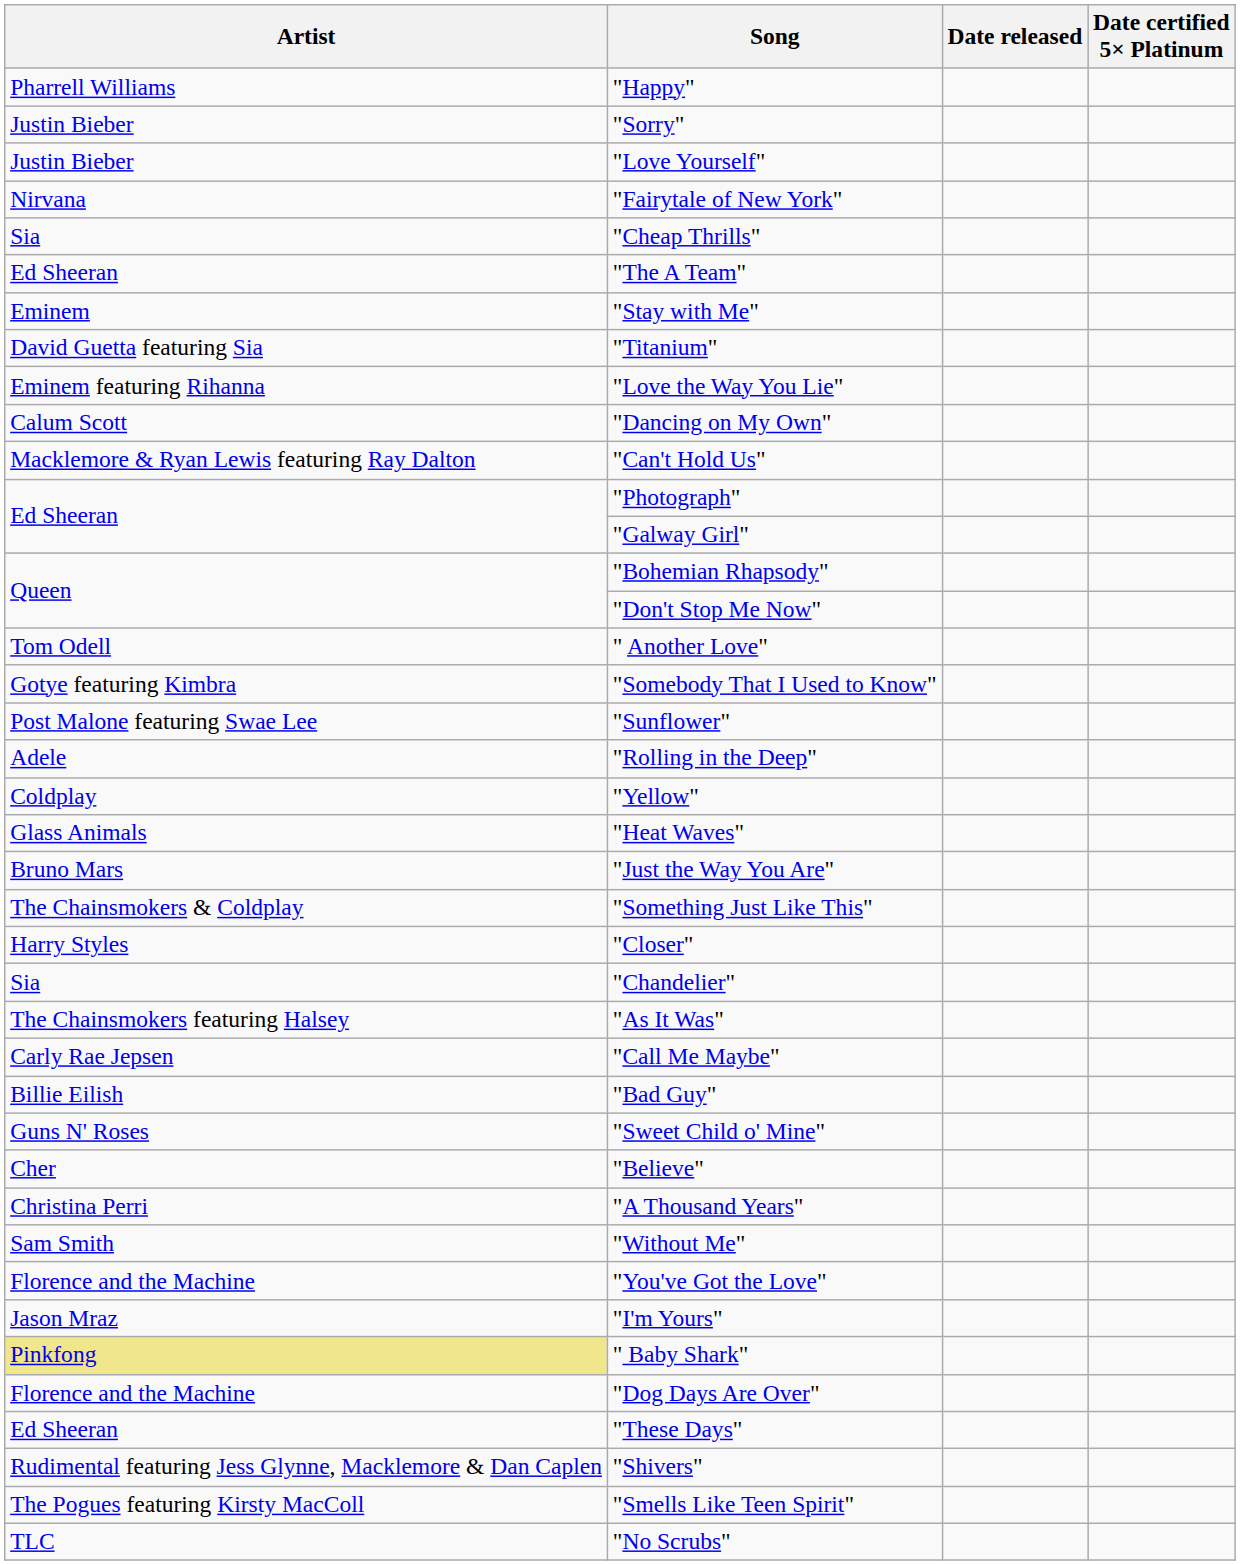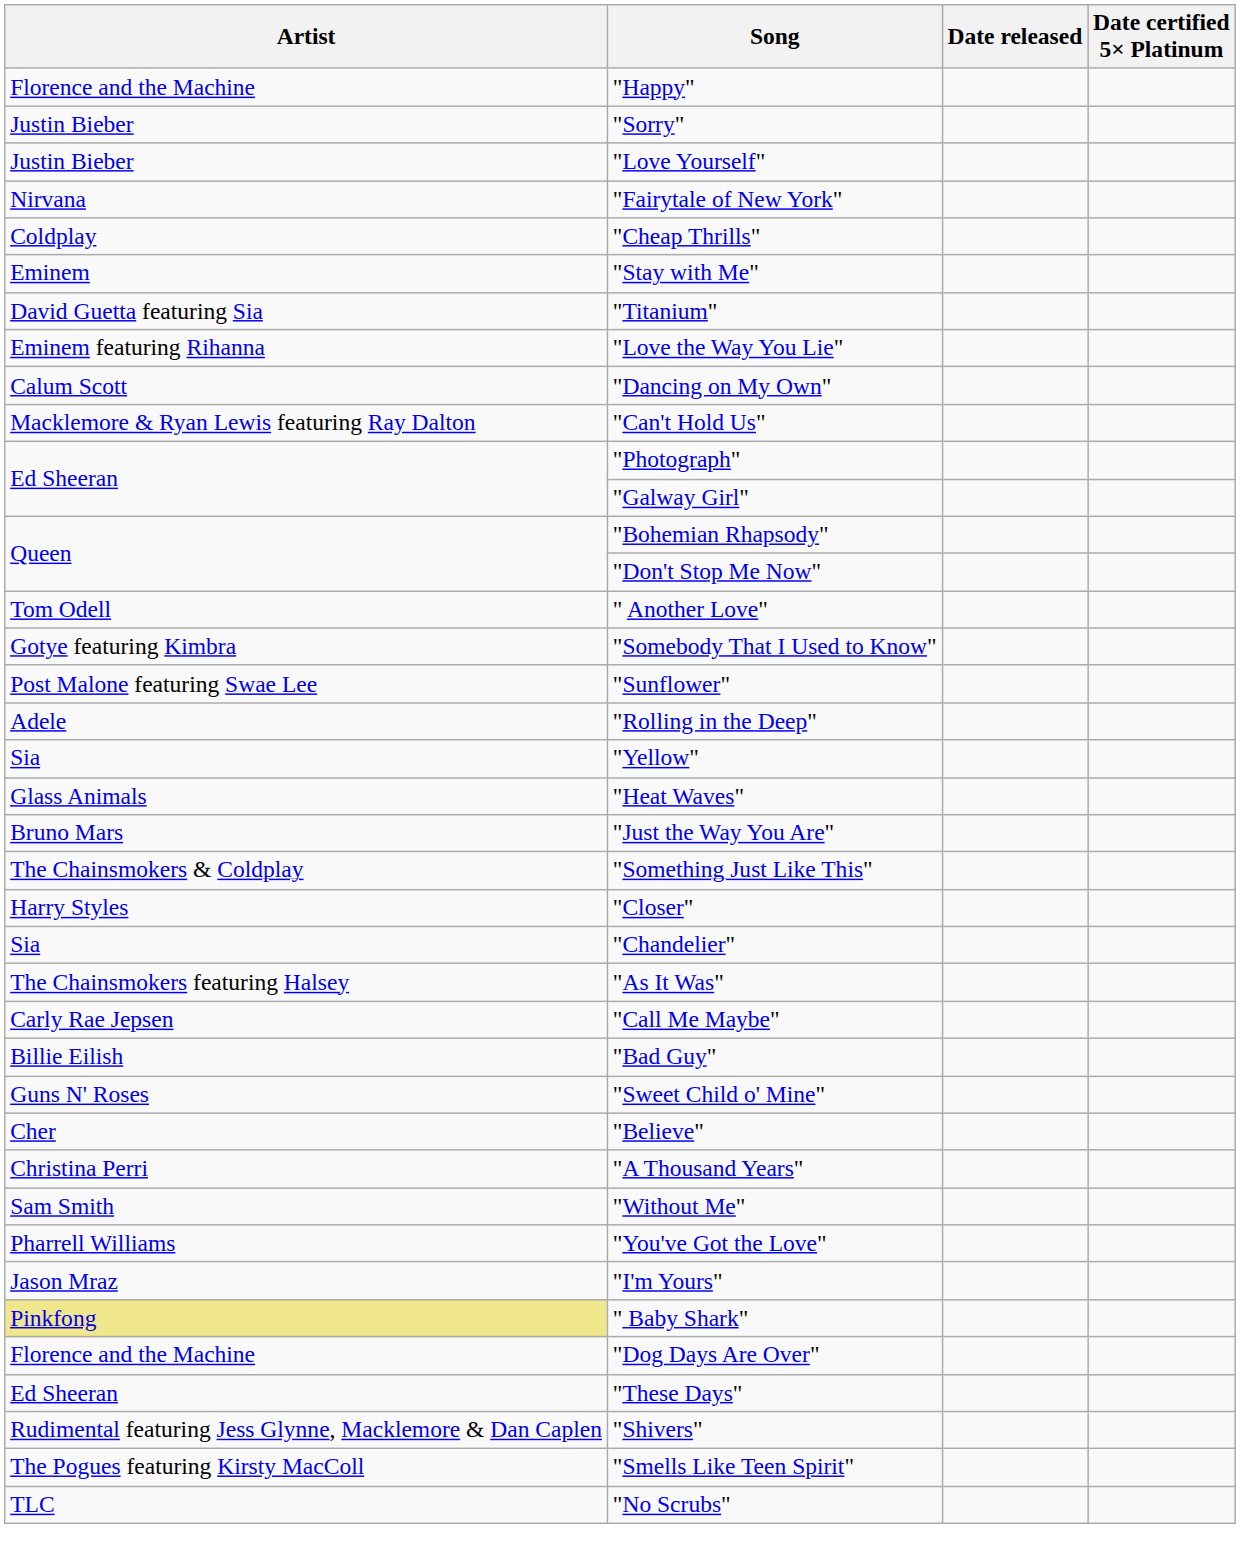(93, 86) Pharrell Williams -> (133, 86) Florence and the Machine
(25, 236) Sia -> (53, 236) Coldplay
- row: (680, 273)
(53, 795) Coldplay -> (25, 758) Sia
(133, 1280) Florence and the Machine -> (93, 1243) Pharrell Williams
